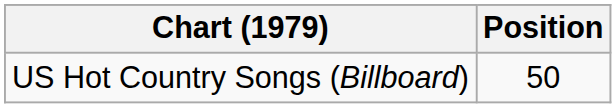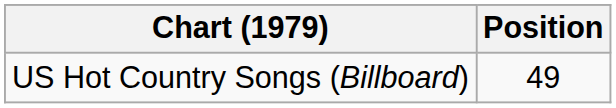(543, 77) 50 -> (543, 77) 49
